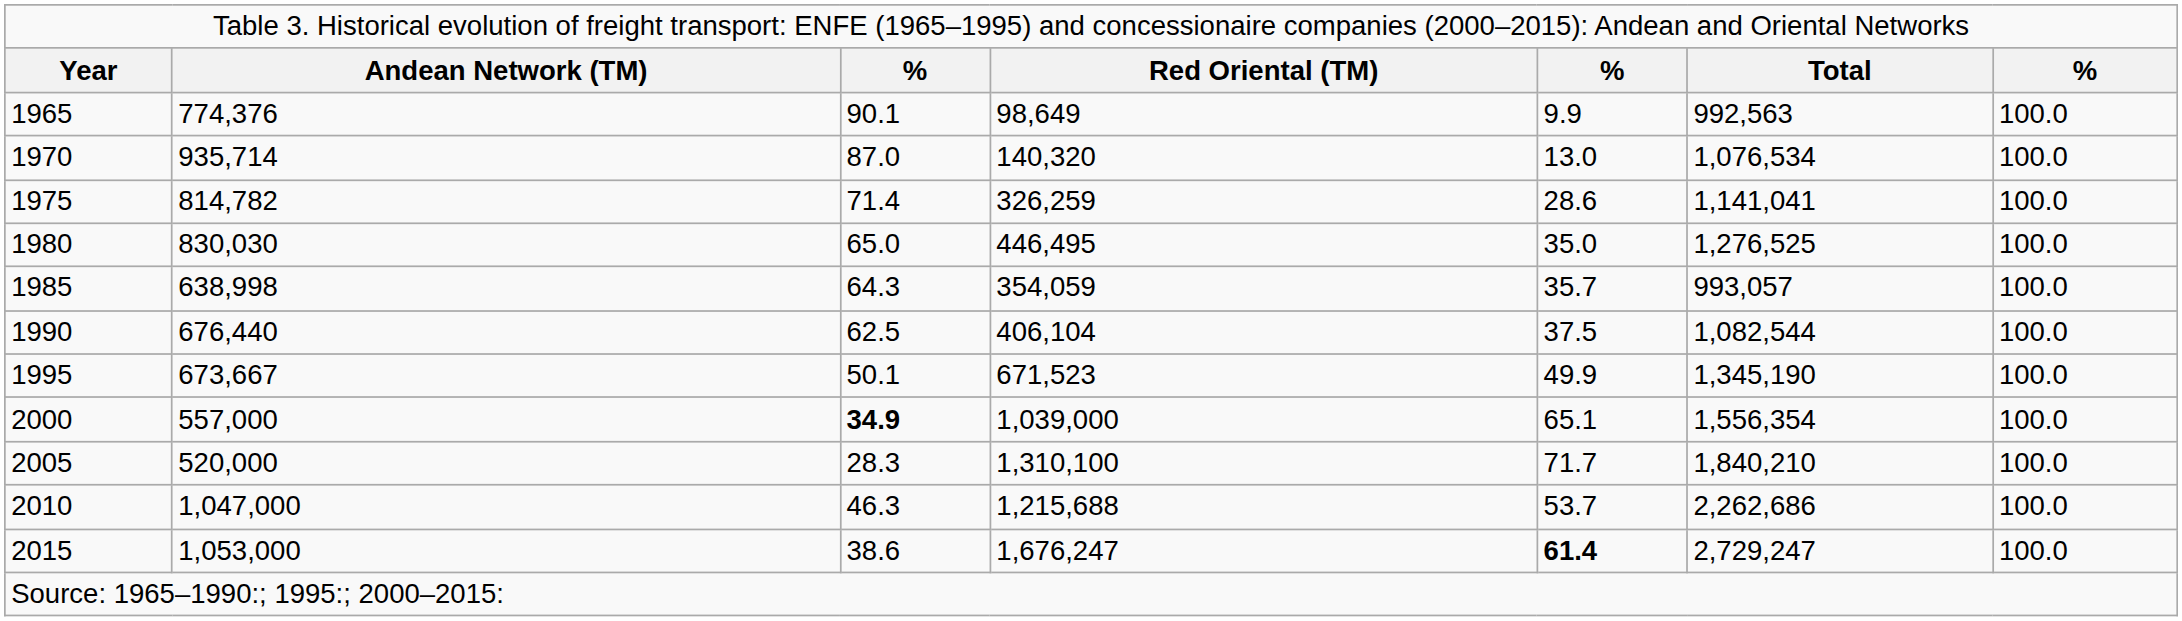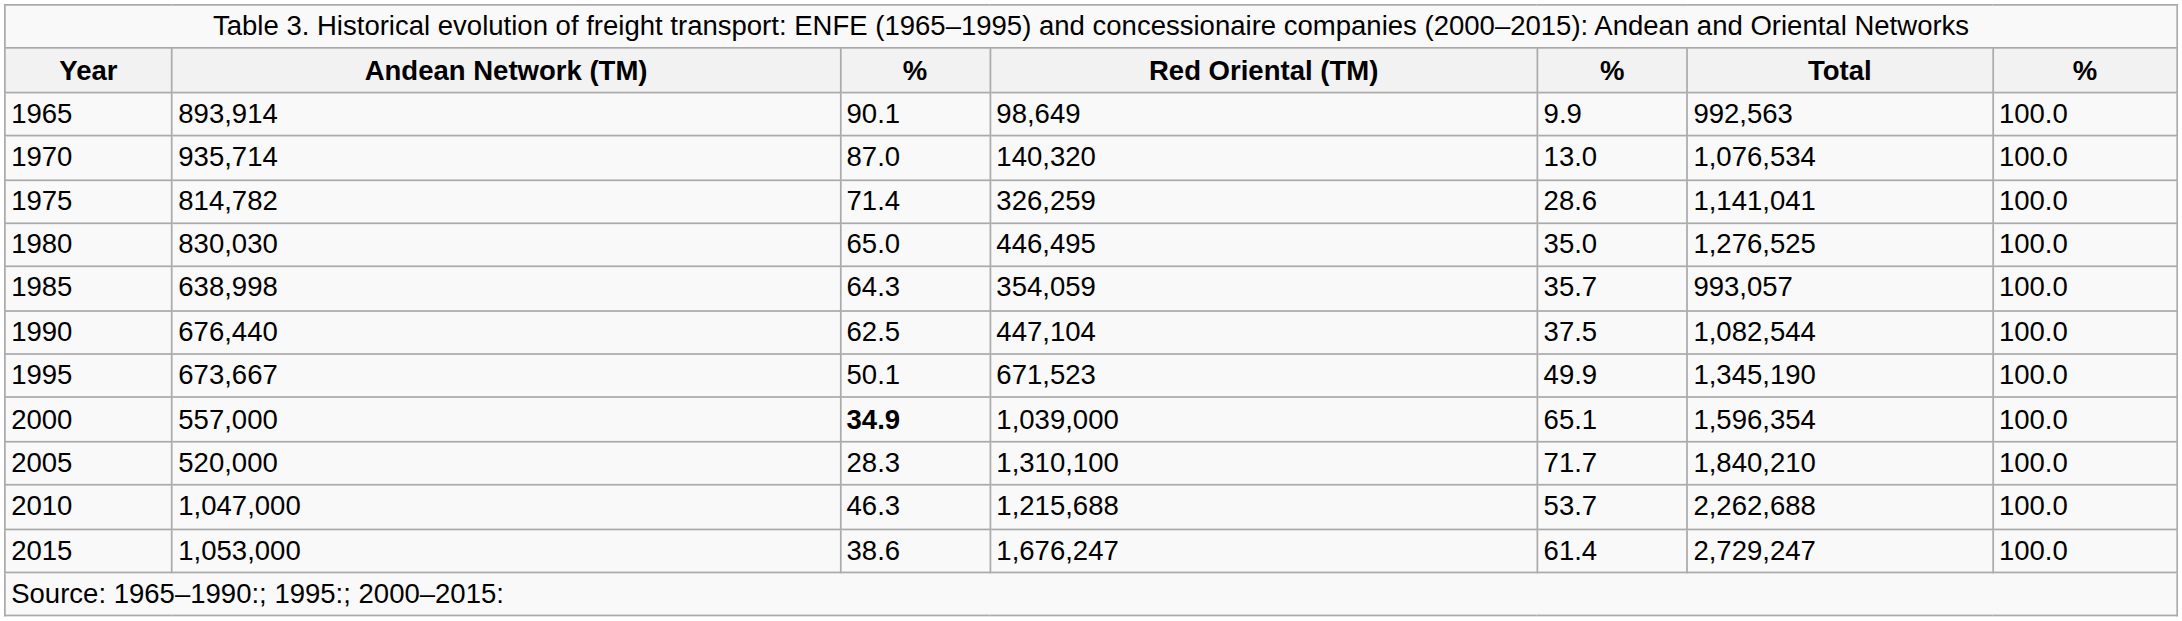(228, 113) 774,376 -> (228, 113) 893,914
(1046, 331) 406,104 -> (1046, 331) 447,104
(1755, 419) 1,556,354 -> (1755, 419) 1,596,354
(1755, 506) 2,262,686 -> (1755, 506) 2,262,688
(1570, 550) bold -> (1570, 550) normal
